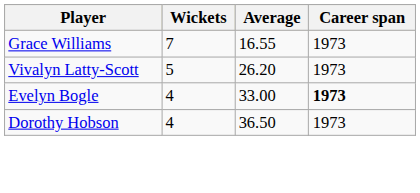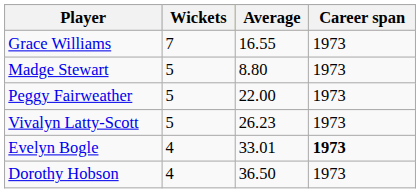+ row: (58, 69)
+ row: (70, 95)
(257, 69) 26.20 -> (257, 122) 26.23
(257, 95) 33.00 -> (257, 148) 33.01
